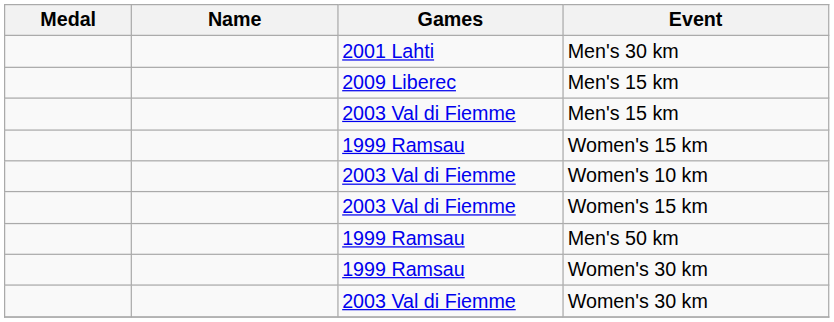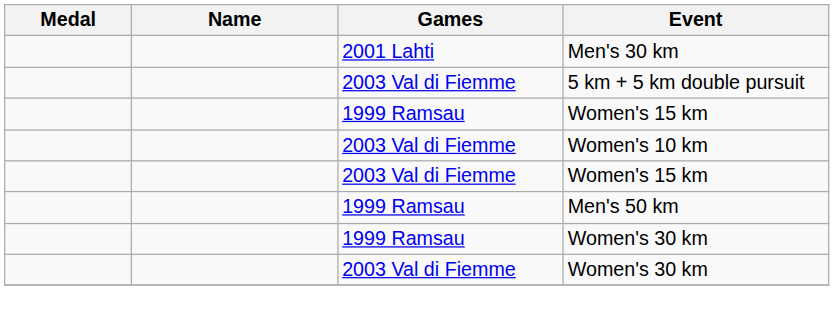+ row: (429, 82)
- row: (399, 82)
- row: (429, 113)
